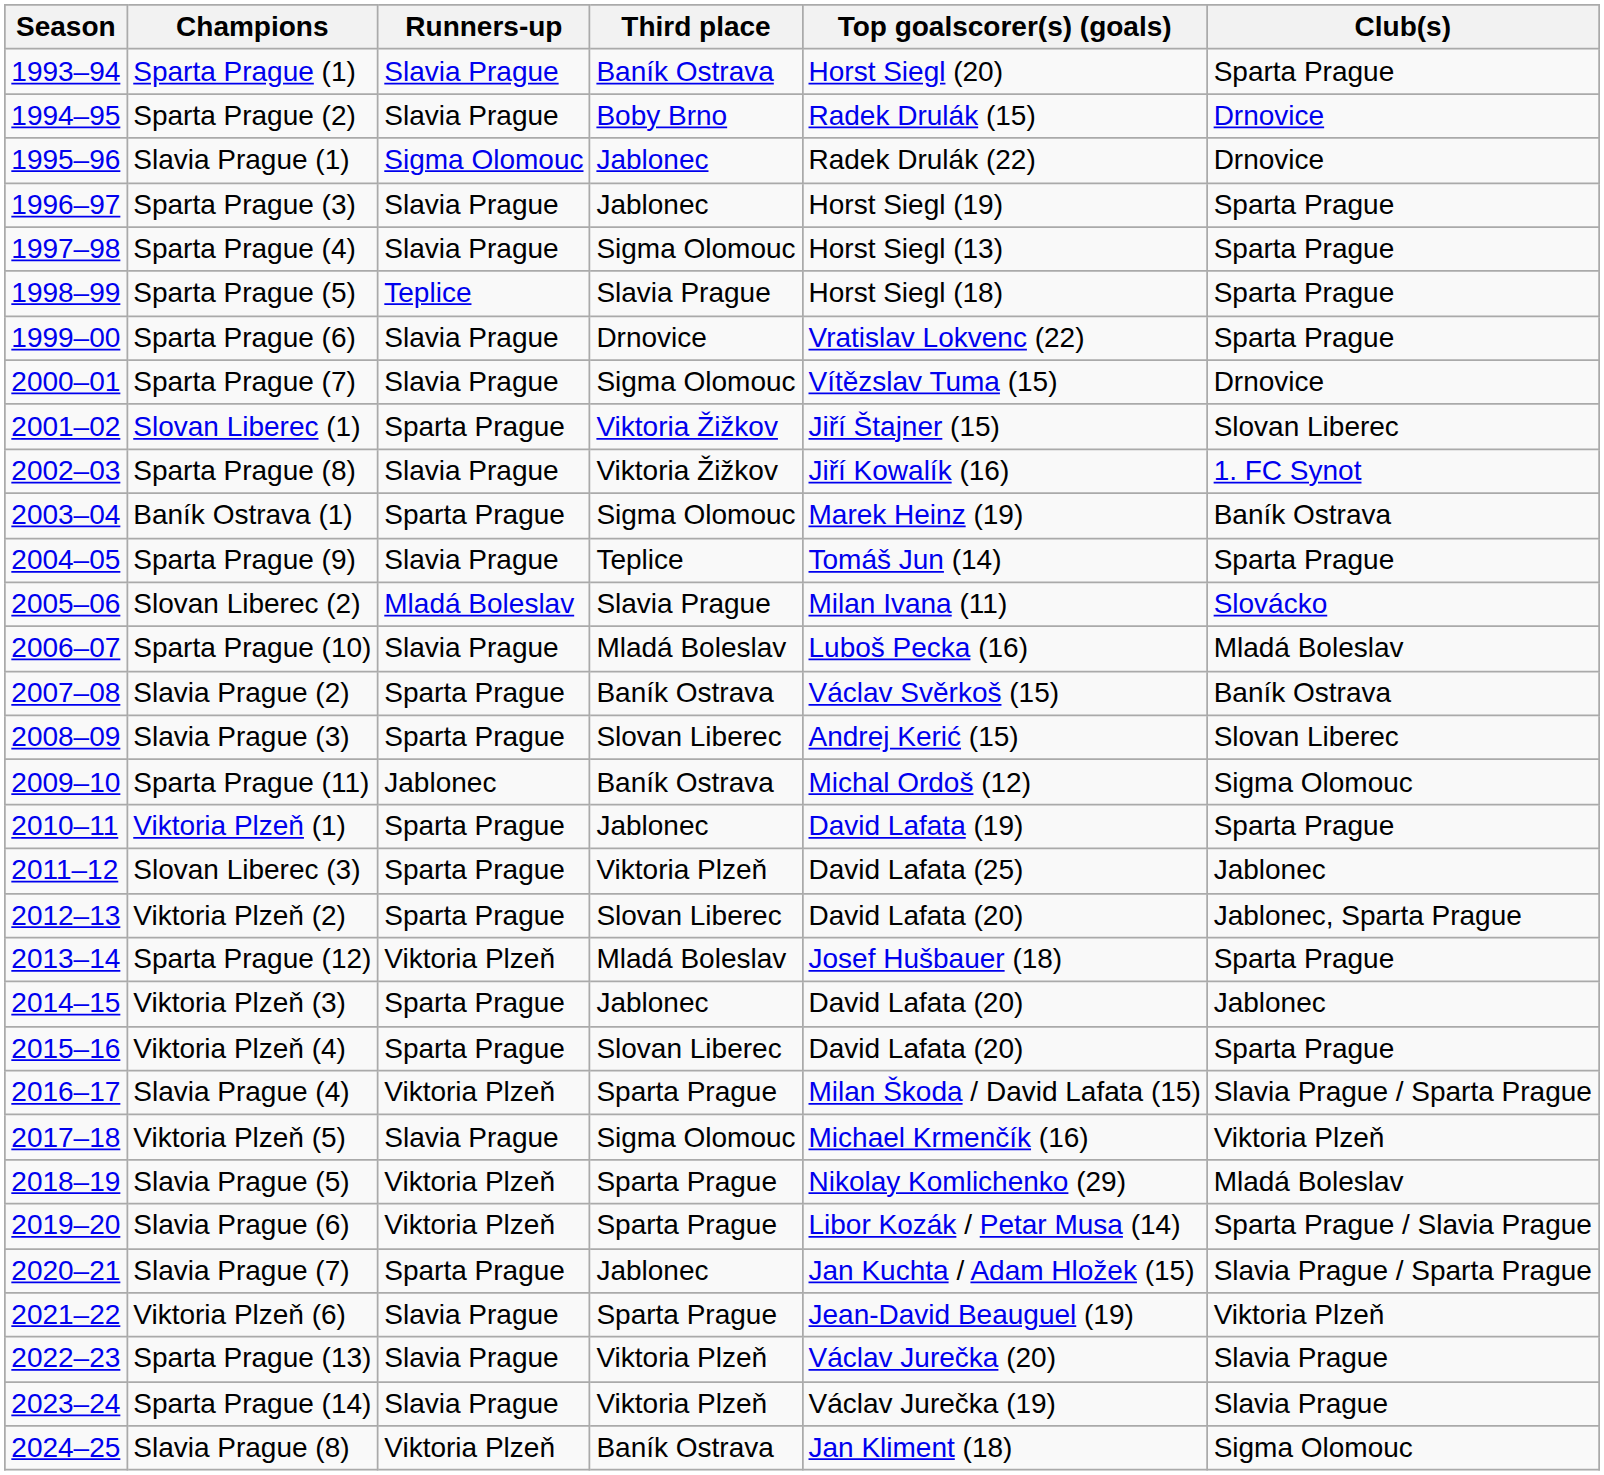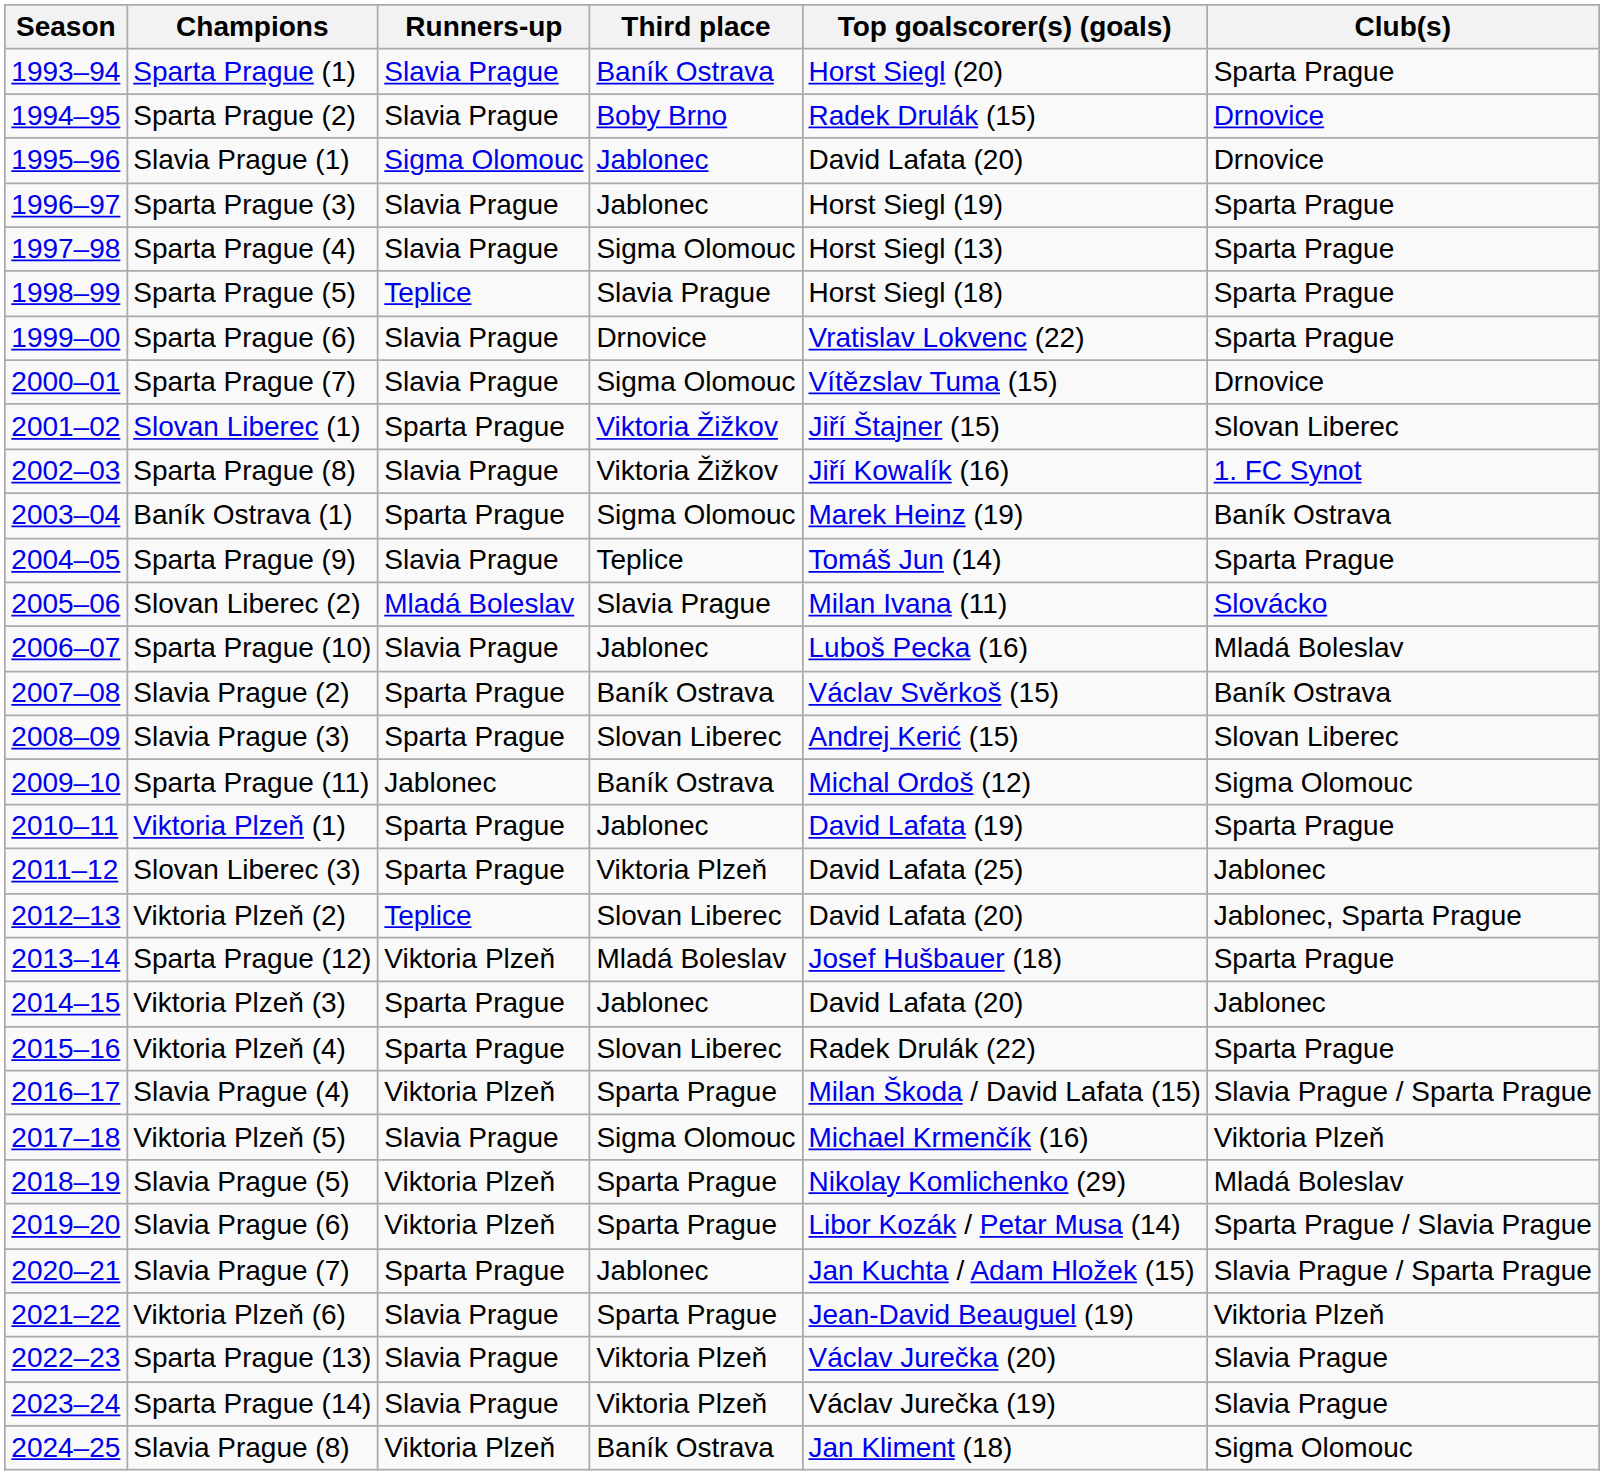(922, 159) Radek Drulák (22) -> (916, 159) David Lafata (20)
(691, 648) Mladá Boleslav -> (652, 648) Jablonec
(475, 914) Sparta Prague -> (428, 914) Teplice
(916, 1048) David Lafata (20) -> (922, 1048) Radek Drulák (22)
